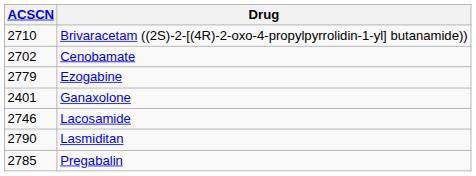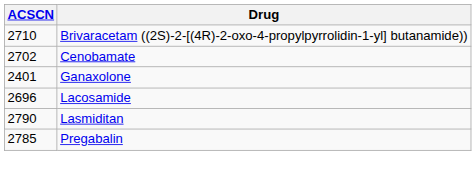- row: (91, 77)
(22, 118) 2746 -> (22, 98) 2696
